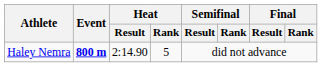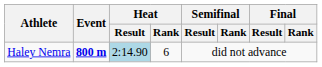(130, 52) no background -> (130, 52) lightblue background
(166, 52) 5 -> (166, 52) 6
